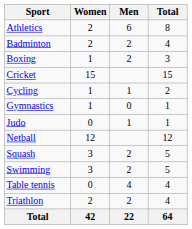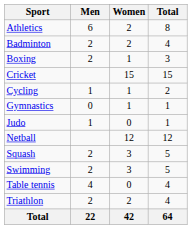columns swapped: (129, 12) <-> (90, 12)
